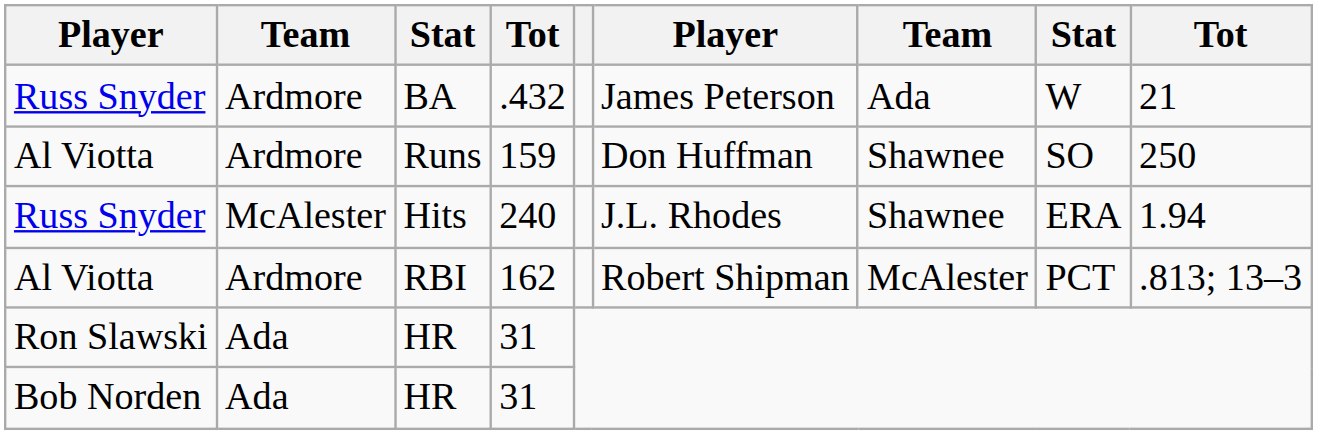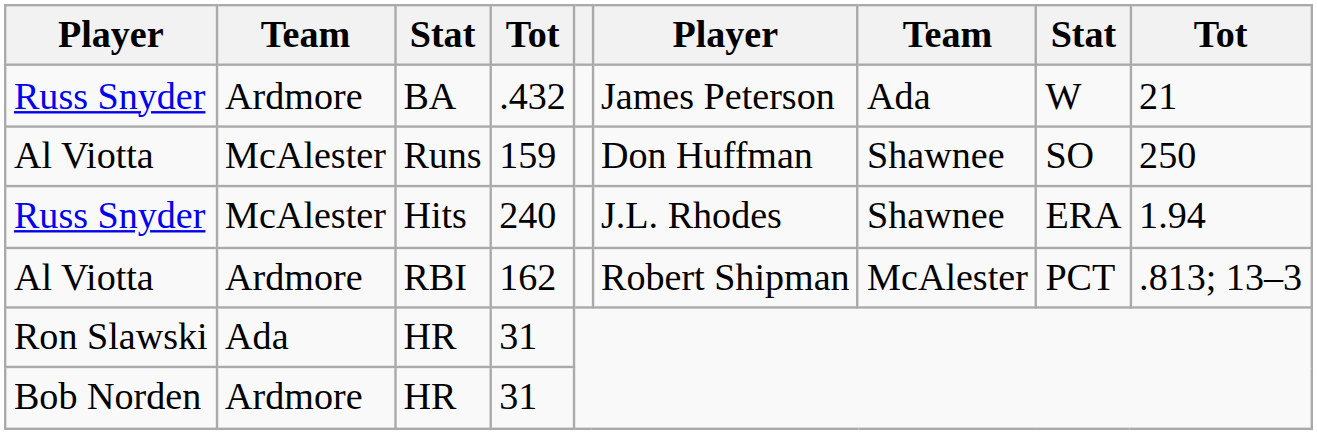(294, 155) Ardmore -> (305, 155) McAlester
(257, 397) Ada -> (294, 397) Ardmore
